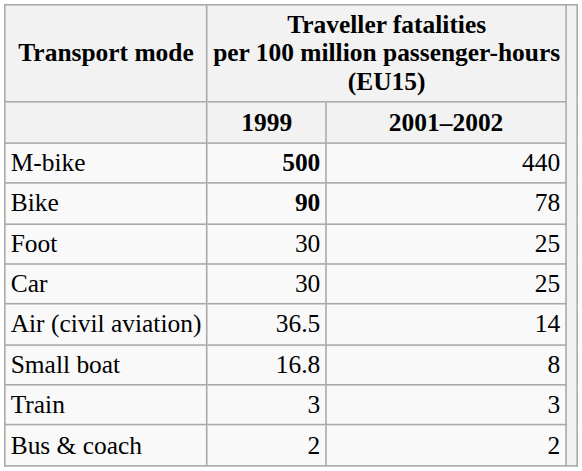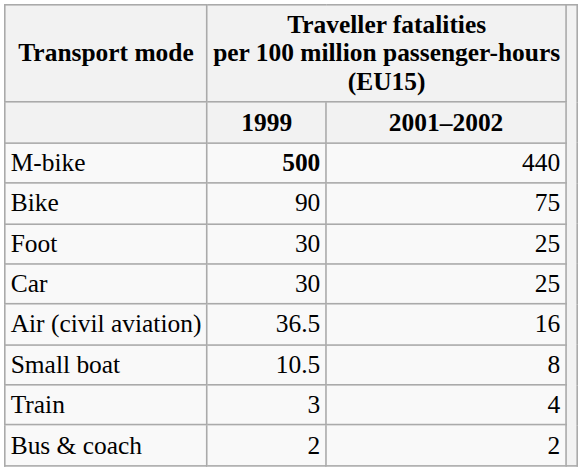(308, 202) bold -> (308, 202) normal
(547, 202) 78 -> (547, 202) 75
(547, 323) 14 -> (547, 323) 16
(298, 364) 16.8 -> (298, 364) 10.5
(554, 404) 3 -> (554, 404) 4
